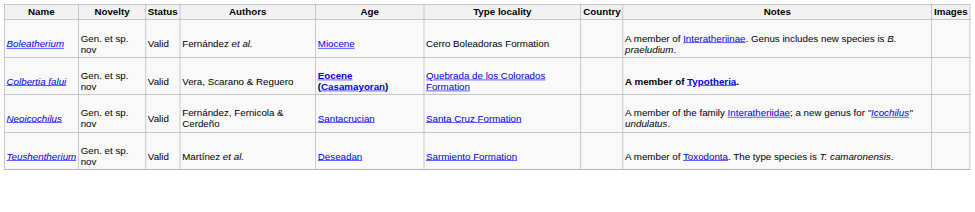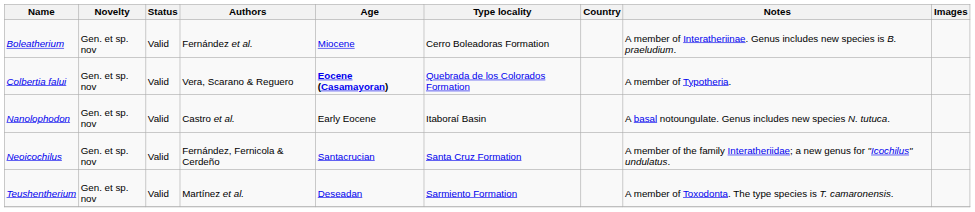(682, 81) bold -> (678, 81) normal
+ row: (38, 119)
